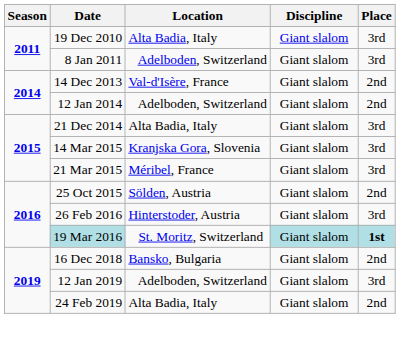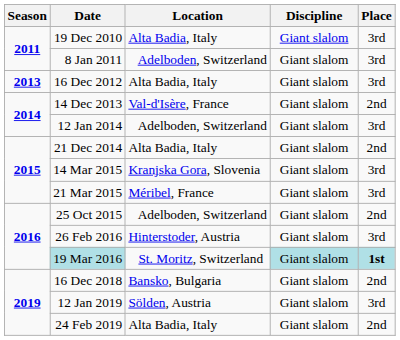+ row: (88, 81)
(377, 103) 2nd -> (377, 125) 3rd
(377, 125) 3rd -> (377, 148) 2nd
(170, 192) Sölden, Austria -> (198, 214) Adelboden, Switzerland
(198, 280) Adelboden, Switzerland -> (170, 302) Sölden, Austria
